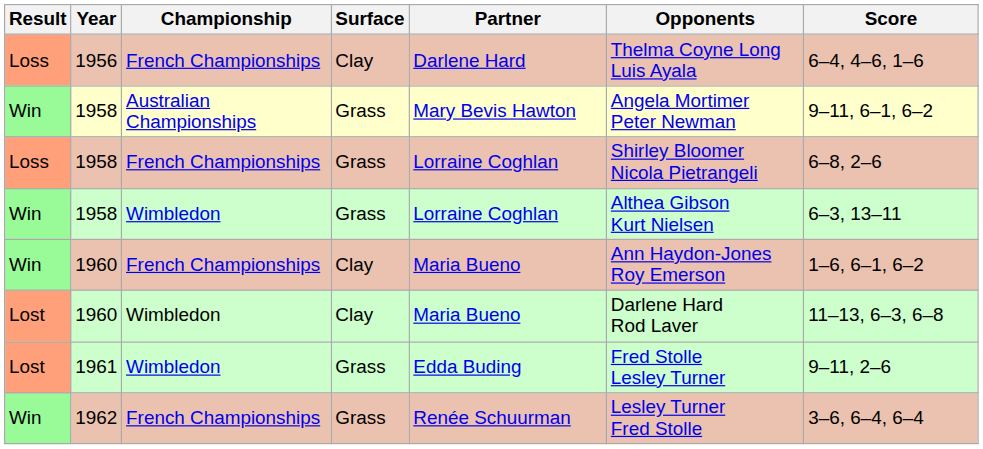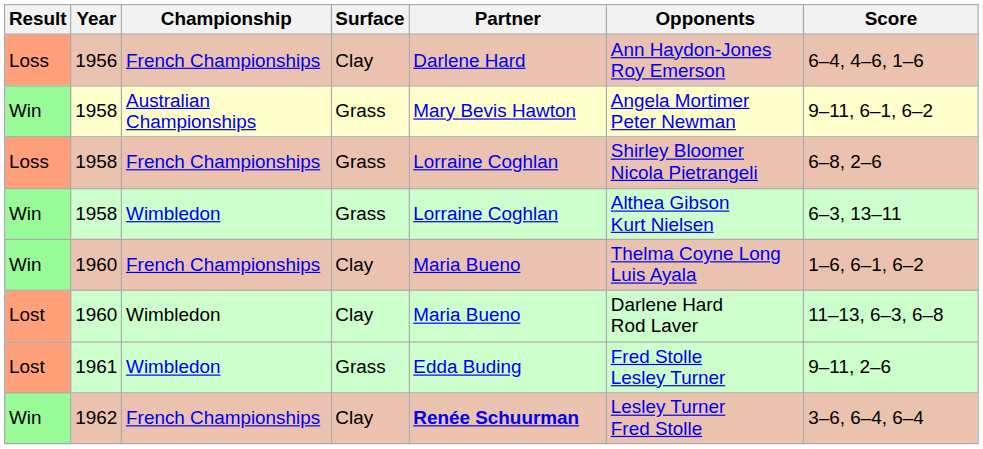(696, 60) Thelma Coyne Long Luis Ayala -> (691, 60) Ann Haydon-Jones Roy Emerson
(691, 264) Ann Haydon-Jones Roy Emerson -> (696, 264) Thelma Coyne Long Luis Ayala
(361, 418) Grass -> (354, 418) Clay
(492, 418) normal -> (496, 418) bold
